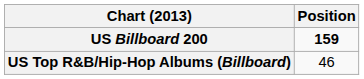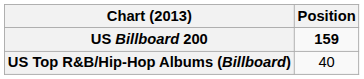(327, 62) 46 -> (327, 62) 40
